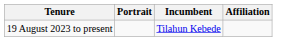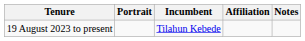+ column: (286, 12)
